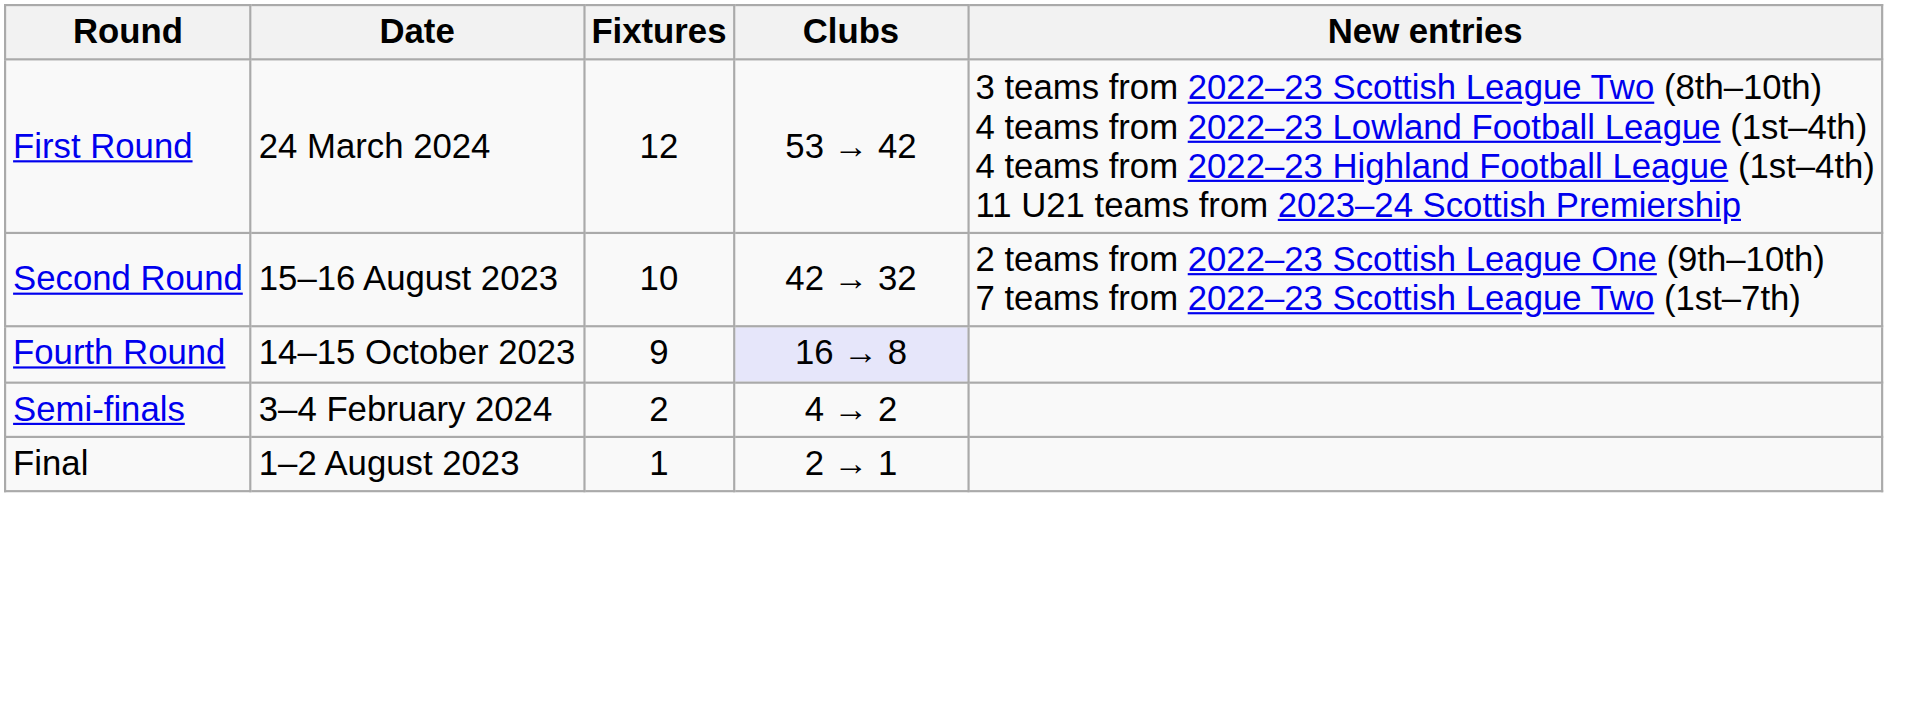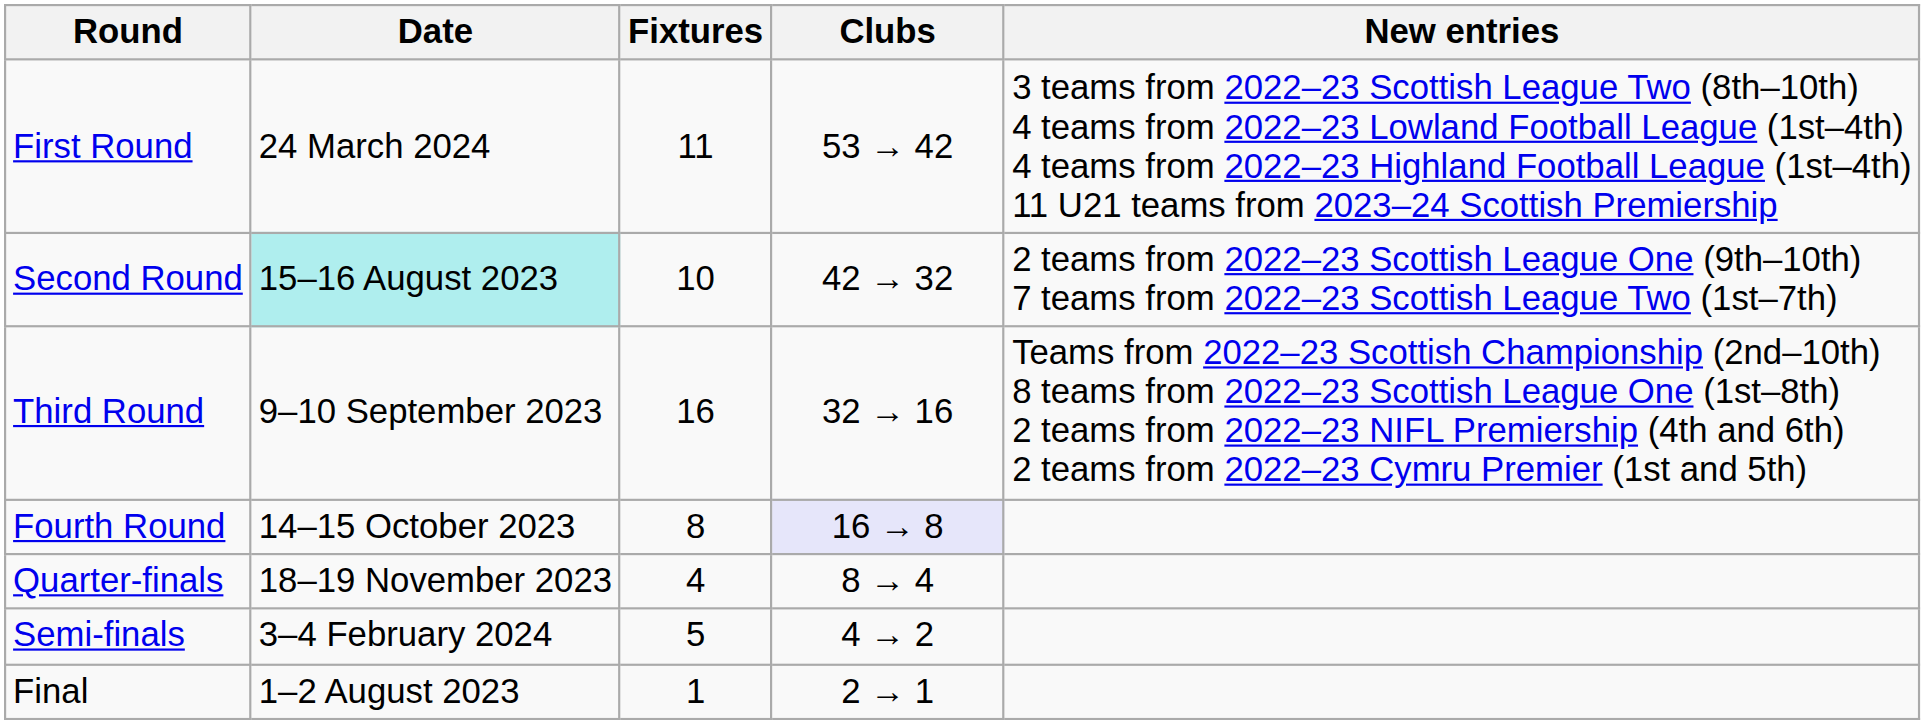(659, 145) 12 -> (696, 145) 11
(408, 278) no background -> (408, 278) paleturquoise background
+ row: (109, 412)
(659, 353) 9 -> (696, 525) 8
+ row: (118, 580)
(659, 408) 2 -> (696, 635) 5
